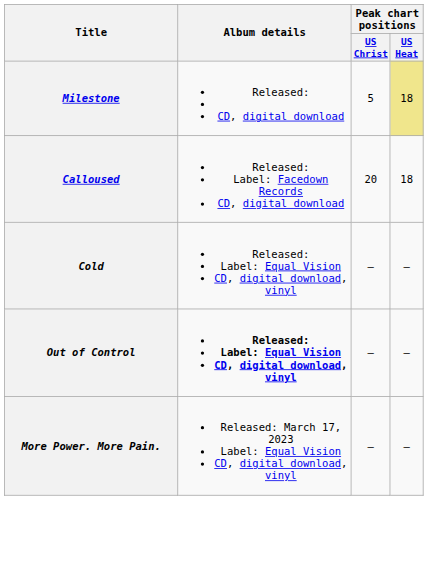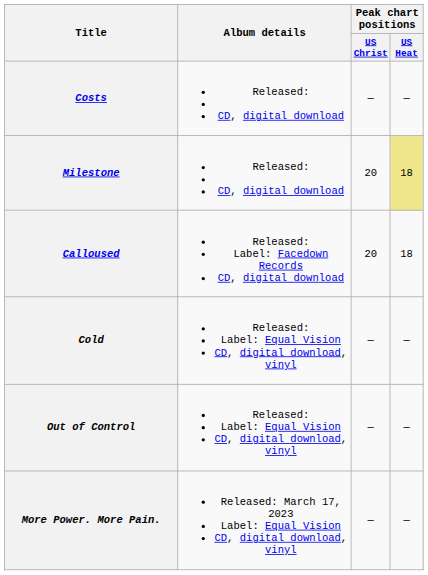+ row: (91, 98)
(371, 98) 5 -> (371, 173) 20
(265, 359) bold -> (265, 433) normal
